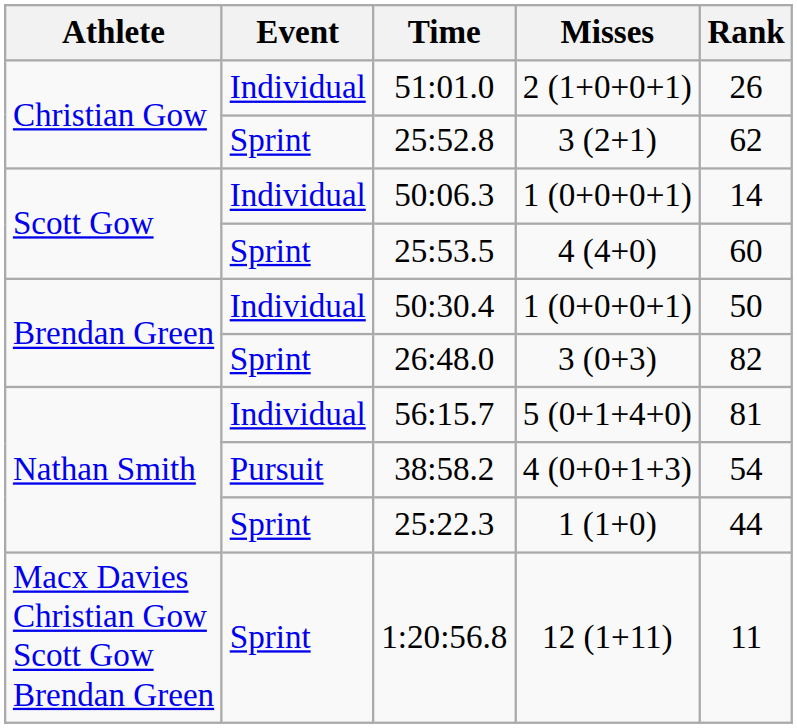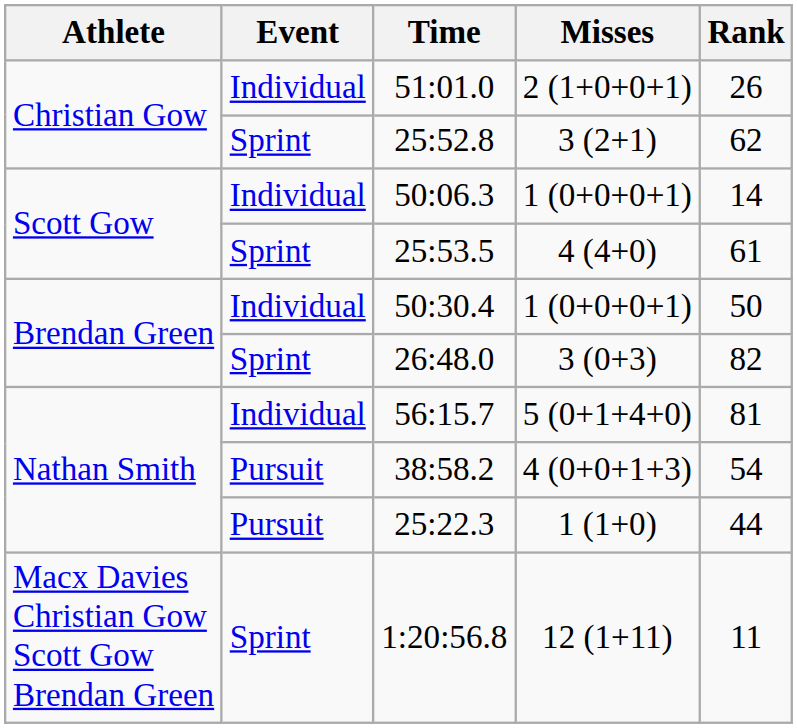(746, 250) 60 -> (746, 250) 61
(270, 523) Sprint -> (277, 523) Pursuit
